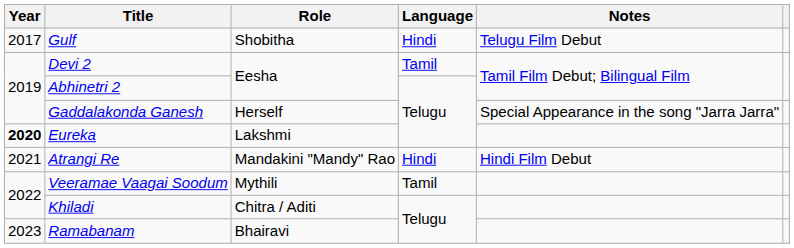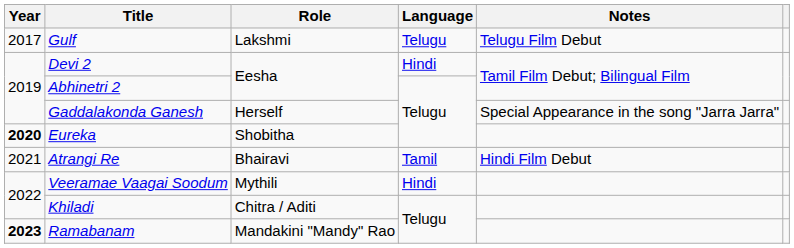(264, 40) Shobitha -> (263, 40) Lakshmi
(419, 40) Hindi -> (424, 40) Telugu
(420, 64) Tamil -> (419, 64) Hindi
(263, 135) Lakshmi -> (264, 135) Shobitha
(315, 159) Mandakini "Mandy" Rao -> (262, 159) Bhairavi
(419, 159) Hindi -> (420, 159) Tamil
(420, 183) Tamil -> (419, 183) Hindi
(25, 231) normal -> (25, 231) bold
(262, 231) Bhairavi -> (315, 231) Mandakini "Mandy" Rao
